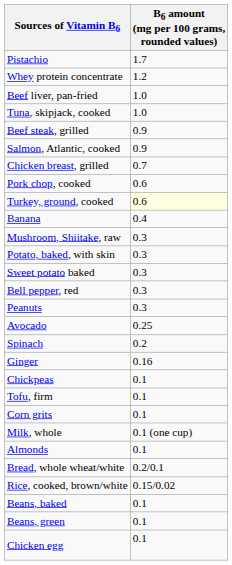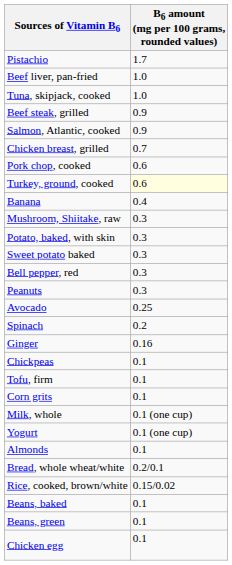- row: (65, 77)
+ row: (22, 432)
